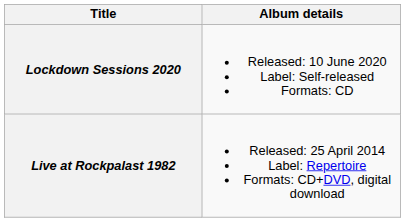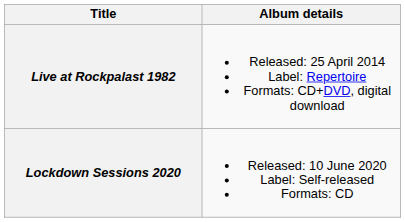rows swapped: (103, 165) <-> (103, 69)
